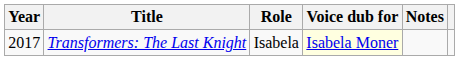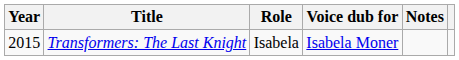(24, 42) 2017 -> (24, 42) 2015
(352, 42) lightyellow background -> (352, 42) no background
